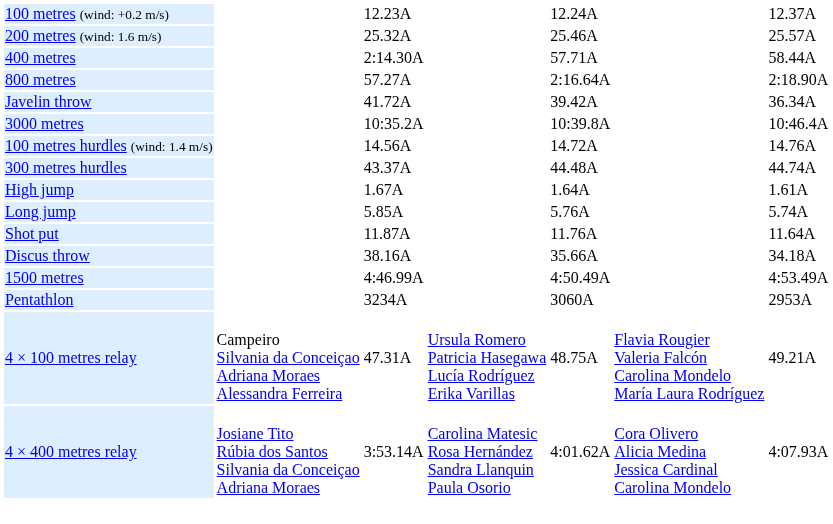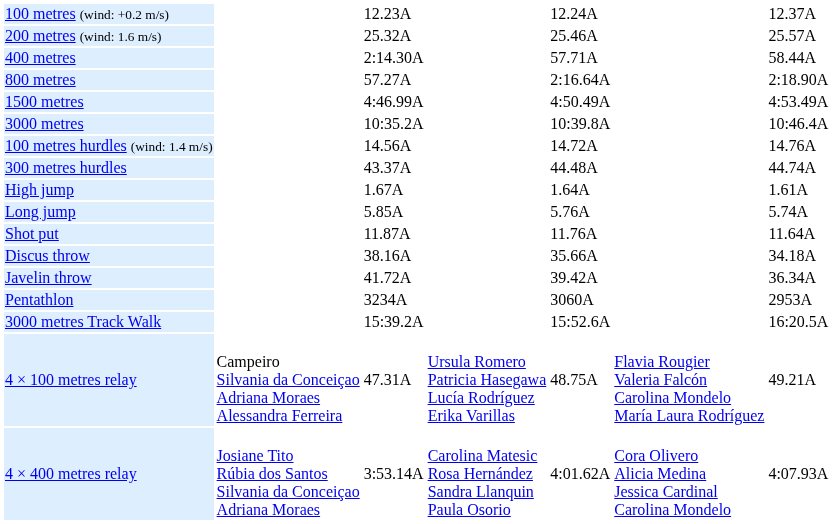rows swapped: (44, 278) <-> (48, 102)
+ row: (83, 322)
